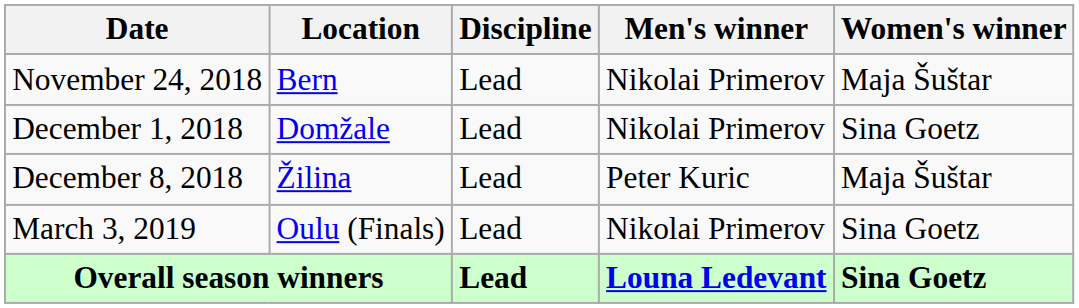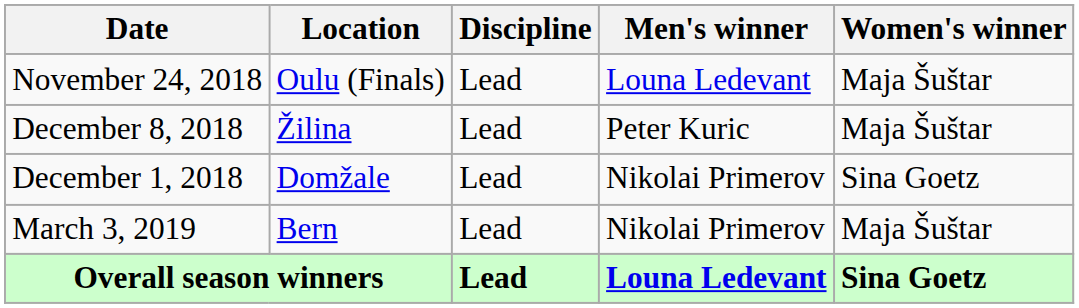(307, 79) Bern -> (361, 79) Oulu (Finals)
(715, 79) Nikolai Primerov -> (708, 79) Louna Ledevant
rows swapped: (128, 128) <-> (128, 178)
(361, 228) Oulu (Finals) -> (307, 228) Bern
(910, 228) Sina Goetz -> (916, 228) Maja Šuštar
